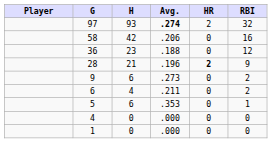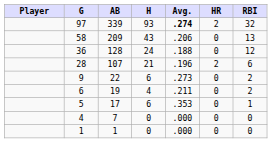+ column: (115, 11)
(131, 38) 42 -> (149, 38) 43
(247, 38) 16 -> (250, 38) 13
(131, 51) 23 -> (149, 51) 24
(209, 64) bold -> (216, 64) normal
(247, 64) 9 -> (250, 64) 6
